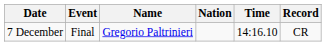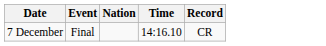- column: (148, 13)
